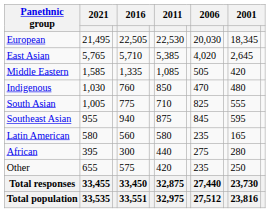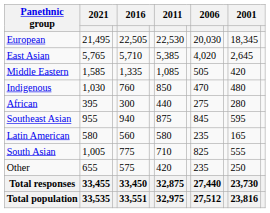rows swapped: (31, 103) <-> (22, 151)
